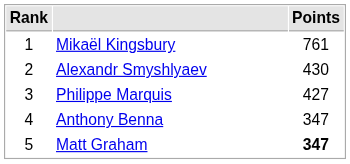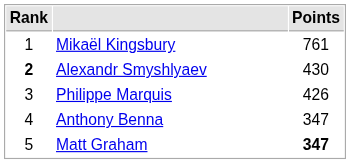(29, 70) normal -> (29, 70) bold
(316, 95) 427 -> (316, 95) 426
